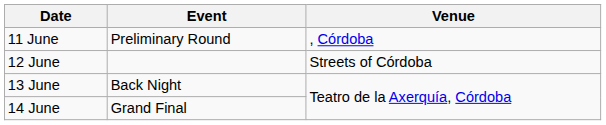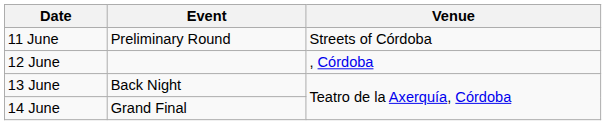(341, 39) , Córdoba -> (371, 39) Streets of Córdoba
(371, 62) Streets of Córdoba -> (341, 62) , Córdoba
